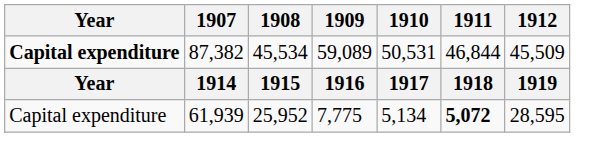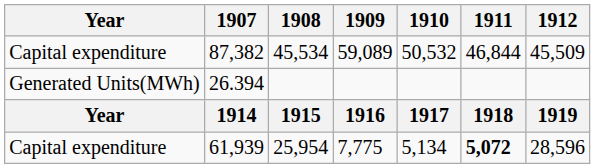(94, 52) bold -> (88, 52) normal
(409, 52) 50,531 -> (429, 52) 50,532
+ row: (236, 83)
(280, 115) 25,952 -> (301, 147) 25,954
(537, 115) 28,595 -> (558, 147) 28,596
